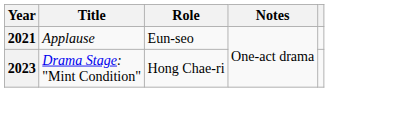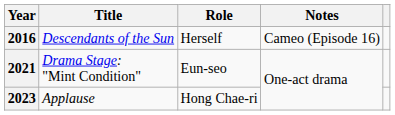+ row: (22, 37)
(69, 37) Applause -> (92, 68) Drama Stage: "Mint Condition"
(92, 68) Drama Stage: "Mint Condition" -> (69, 98) Applause
